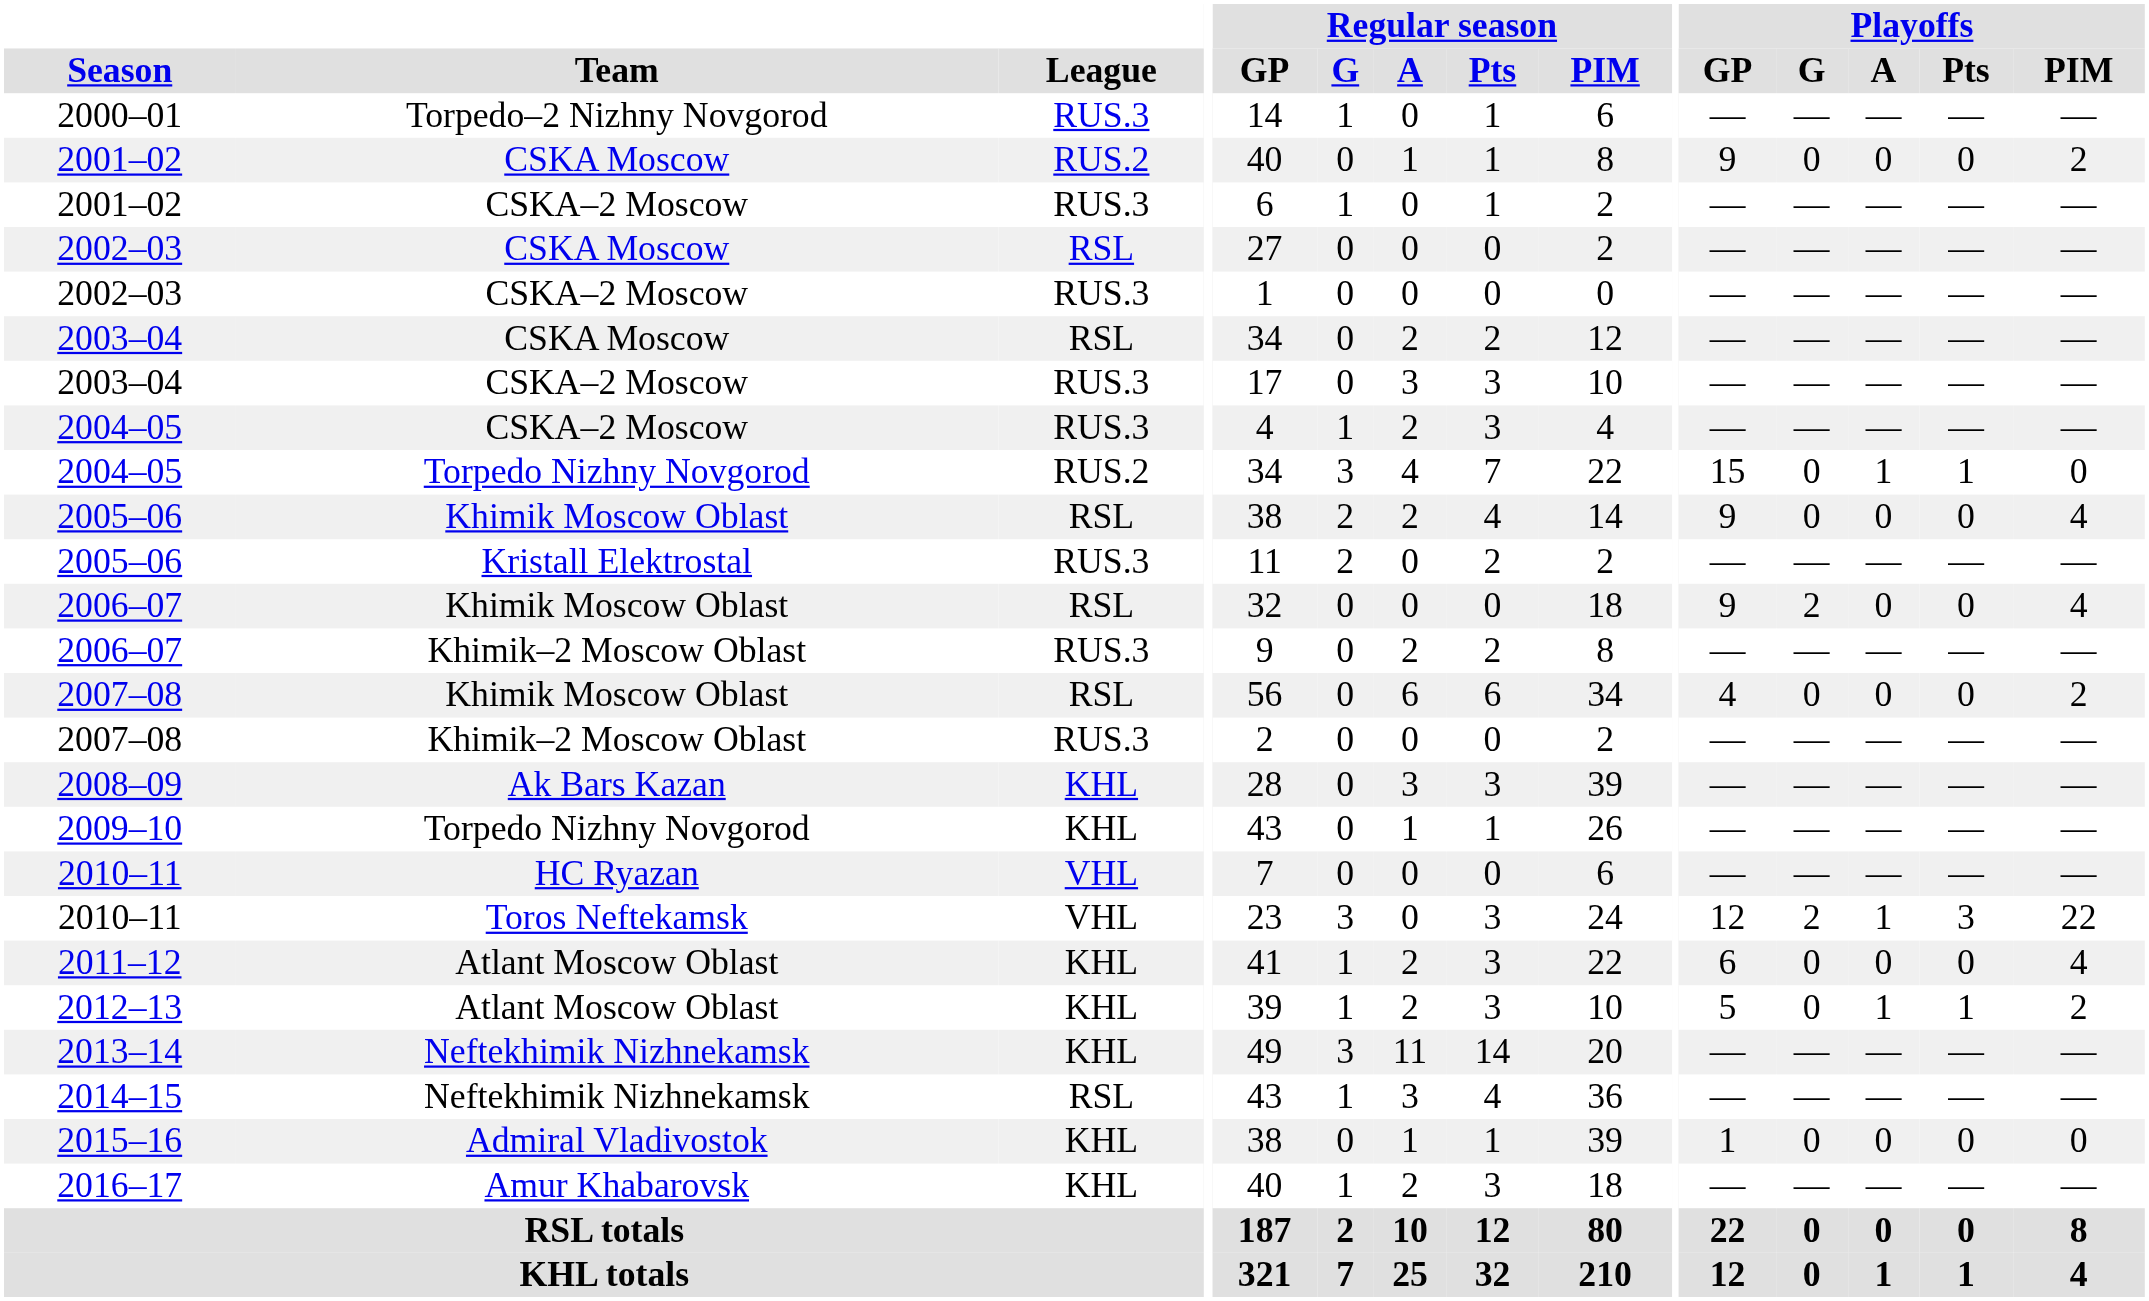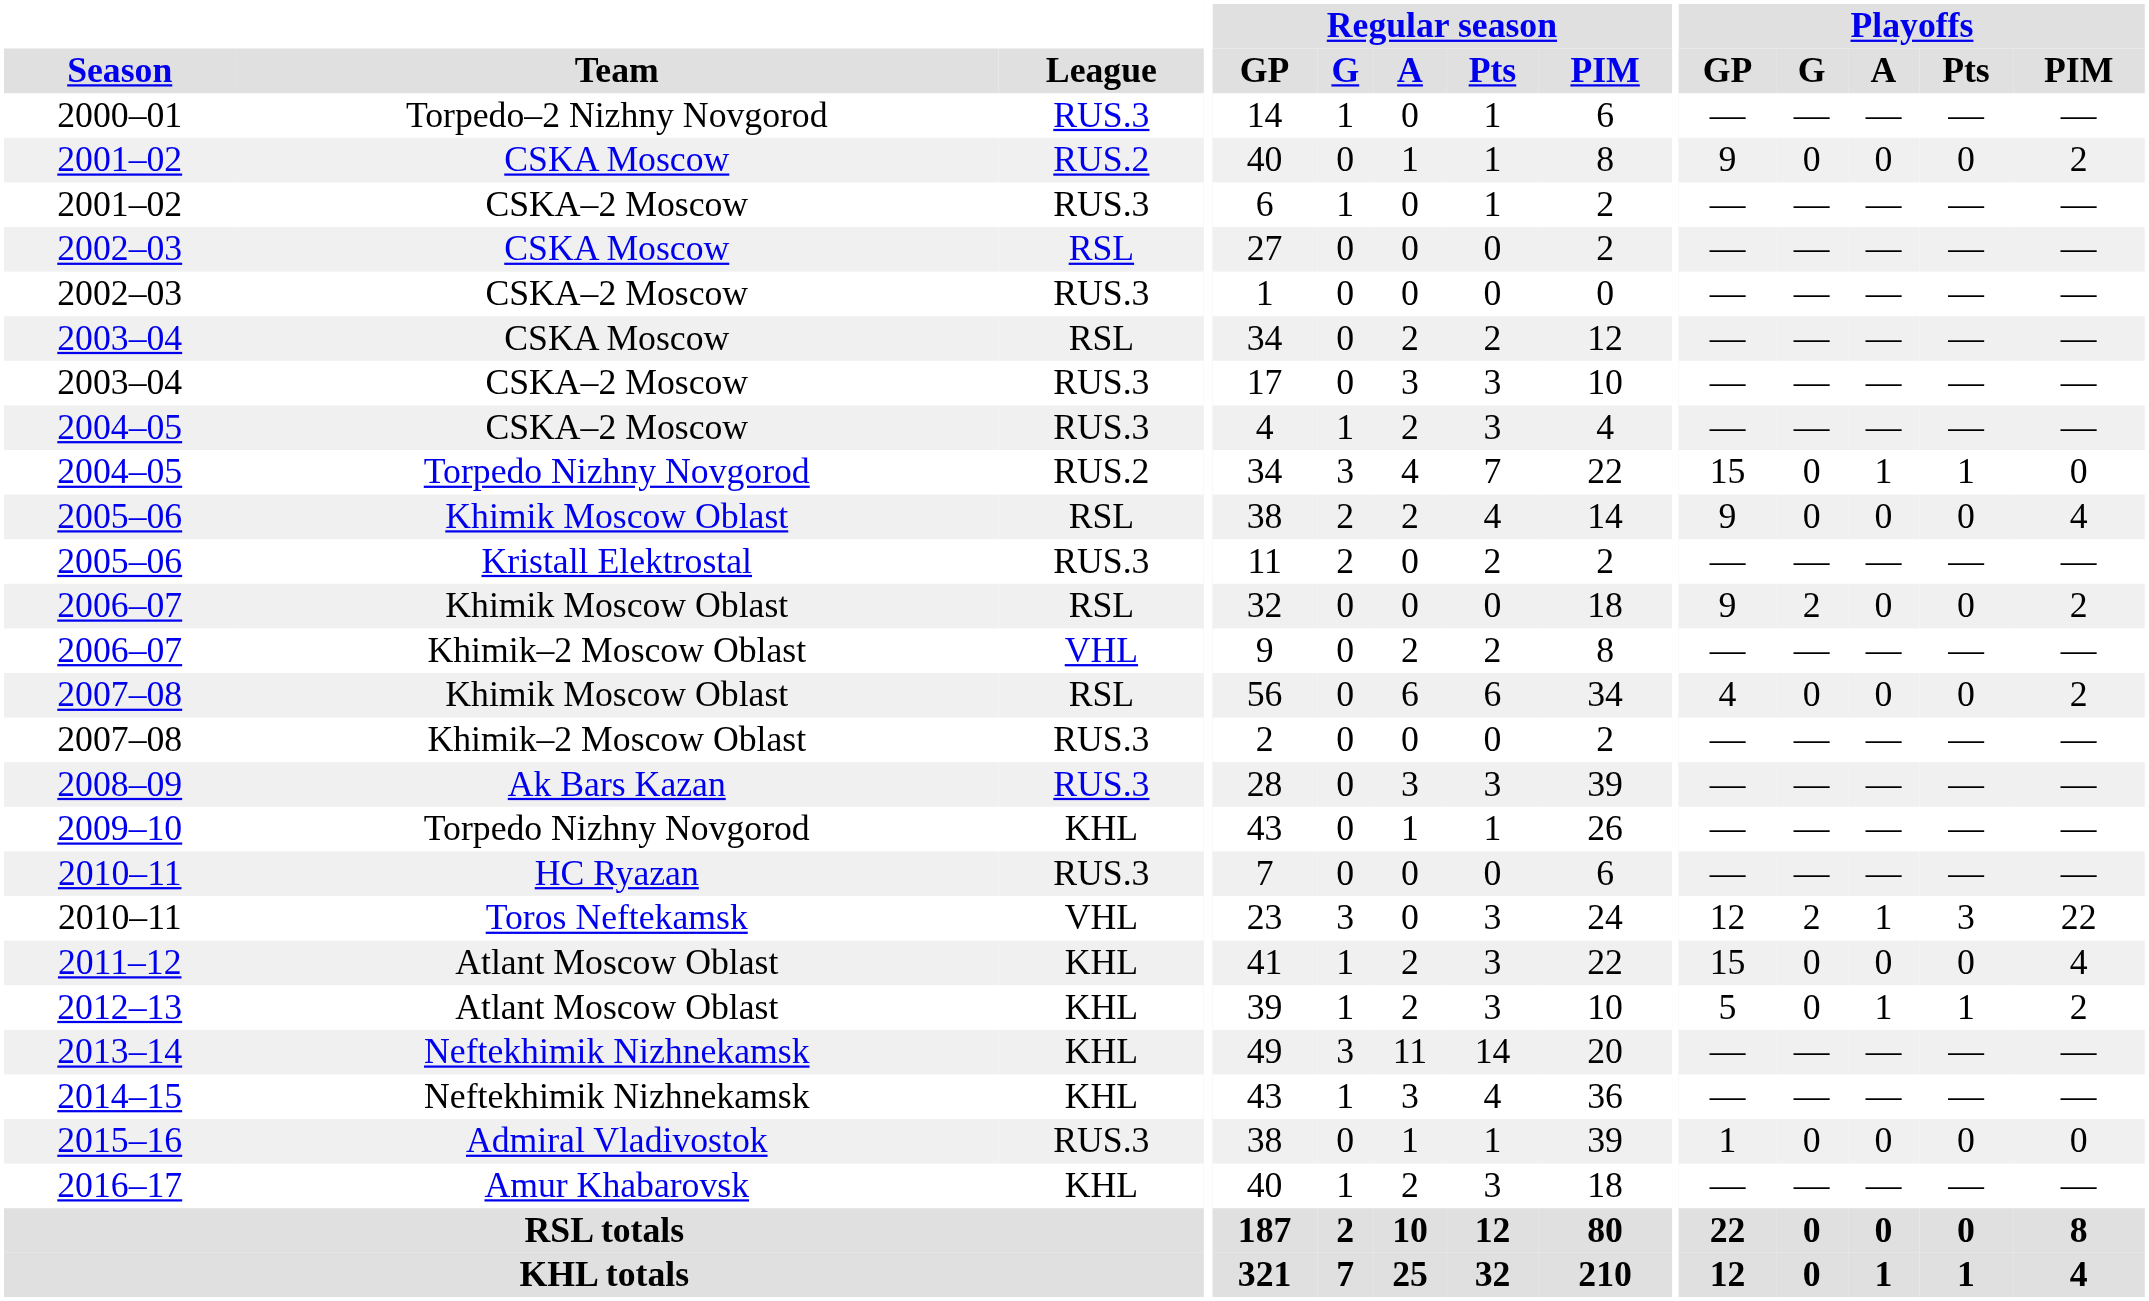(2079, 605) 4 -> (2079, 605) 2
(1101, 650) RUS.3 -> (1101, 650) VHL
(1101, 783) KHL -> (1101, 783) RUS.3
(1101, 873) VHL -> (1101, 873) RUS.3
(1727, 962) 6 -> (1727, 962) 15
(1101, 1096) RSL -> (1101, 1096) KHL
(1101, 1140) KHL -> (1101, 1140) RUS.3
